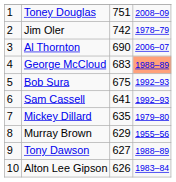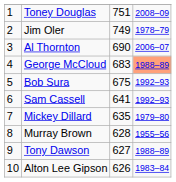(122, 30) 742 -> (122, 30) 749
(122, 133) 629 -> (122, 133) 628
